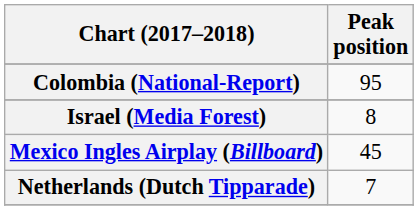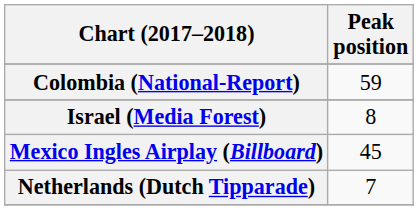(371, 81) 95 -> (371, 81) 59
